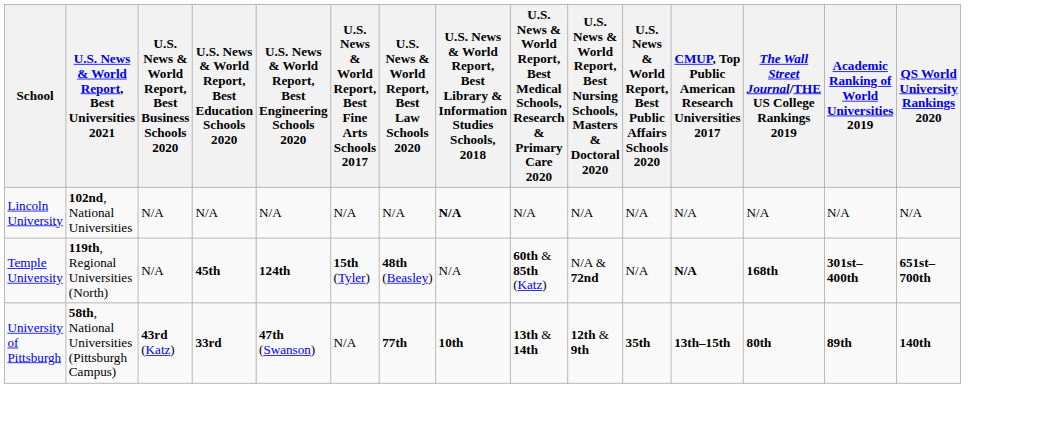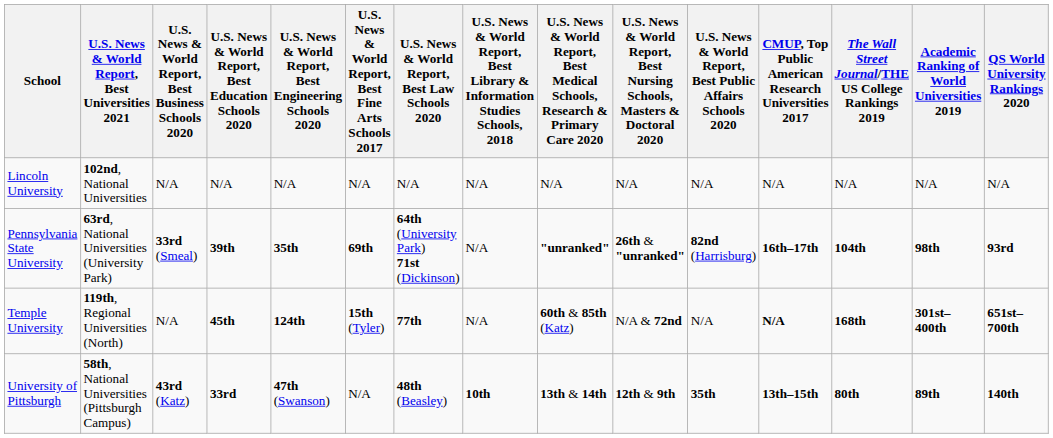(450, 212) bold -> (477, 183) normal
+ row: (42, 248)
(407, 270) 48th (Beasley) -> (409, 320) 77th
(395, 343) 77th -> (422, 393) 48th (Beasley)
